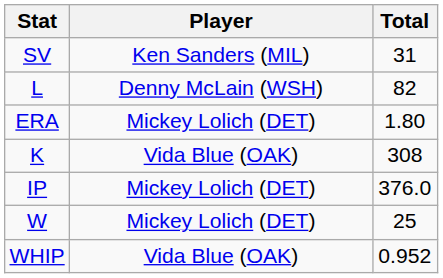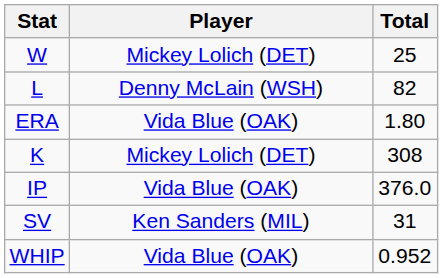rows swapped: (37, 222) <-> (37, 54)
(221, 121) Mickey Lolich (DET) -> (221, 121) Vida Blue (OAK)
(221, 155) Vida Blue (OAK) -> (221, 155) Mickey Lolich (DET)
(221, 188) Mickey Lolich (DET) -> (221, 188) Vida Blue (OAK)
